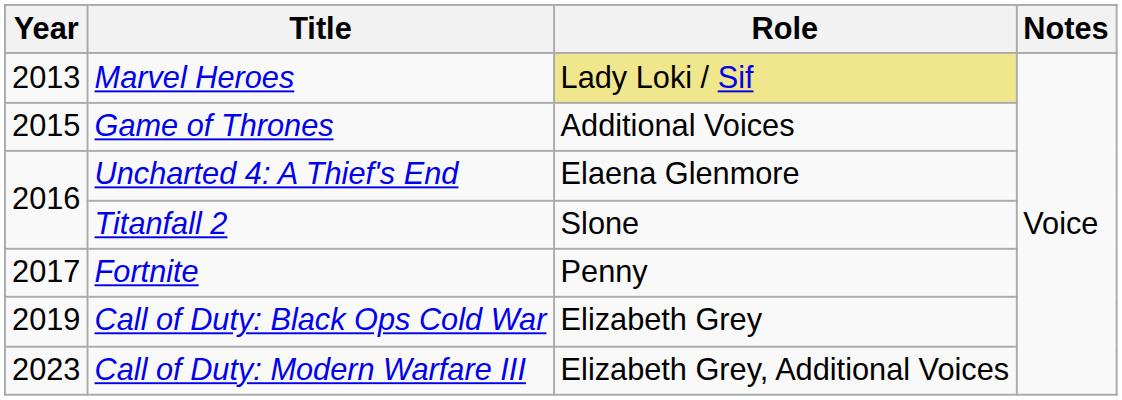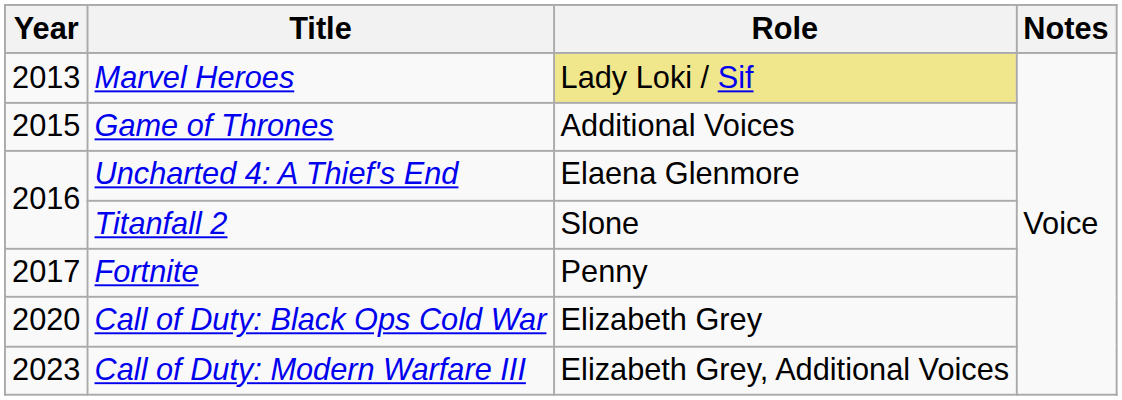(46, 321) 2019 -> (46, 321) 2020
